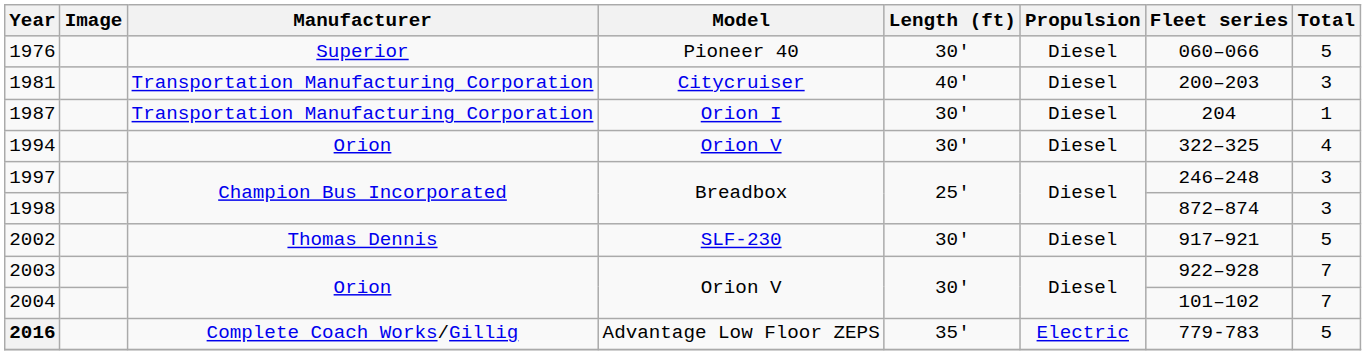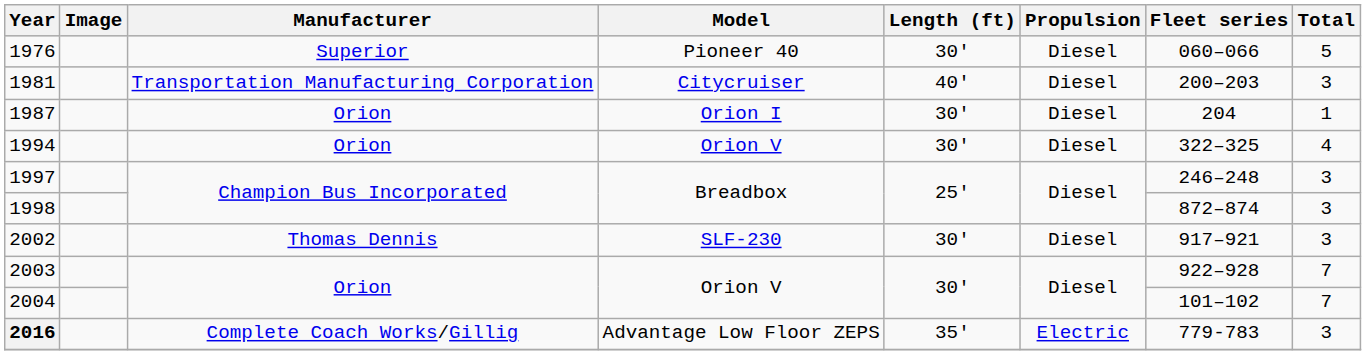(363, 114) Transportation Manufacturing Corporation -> (362, 114) Orion
(1326, 240) 5 -> (1326, 240) 3
(1326, 334) 5 -> (1326, 334) 3
